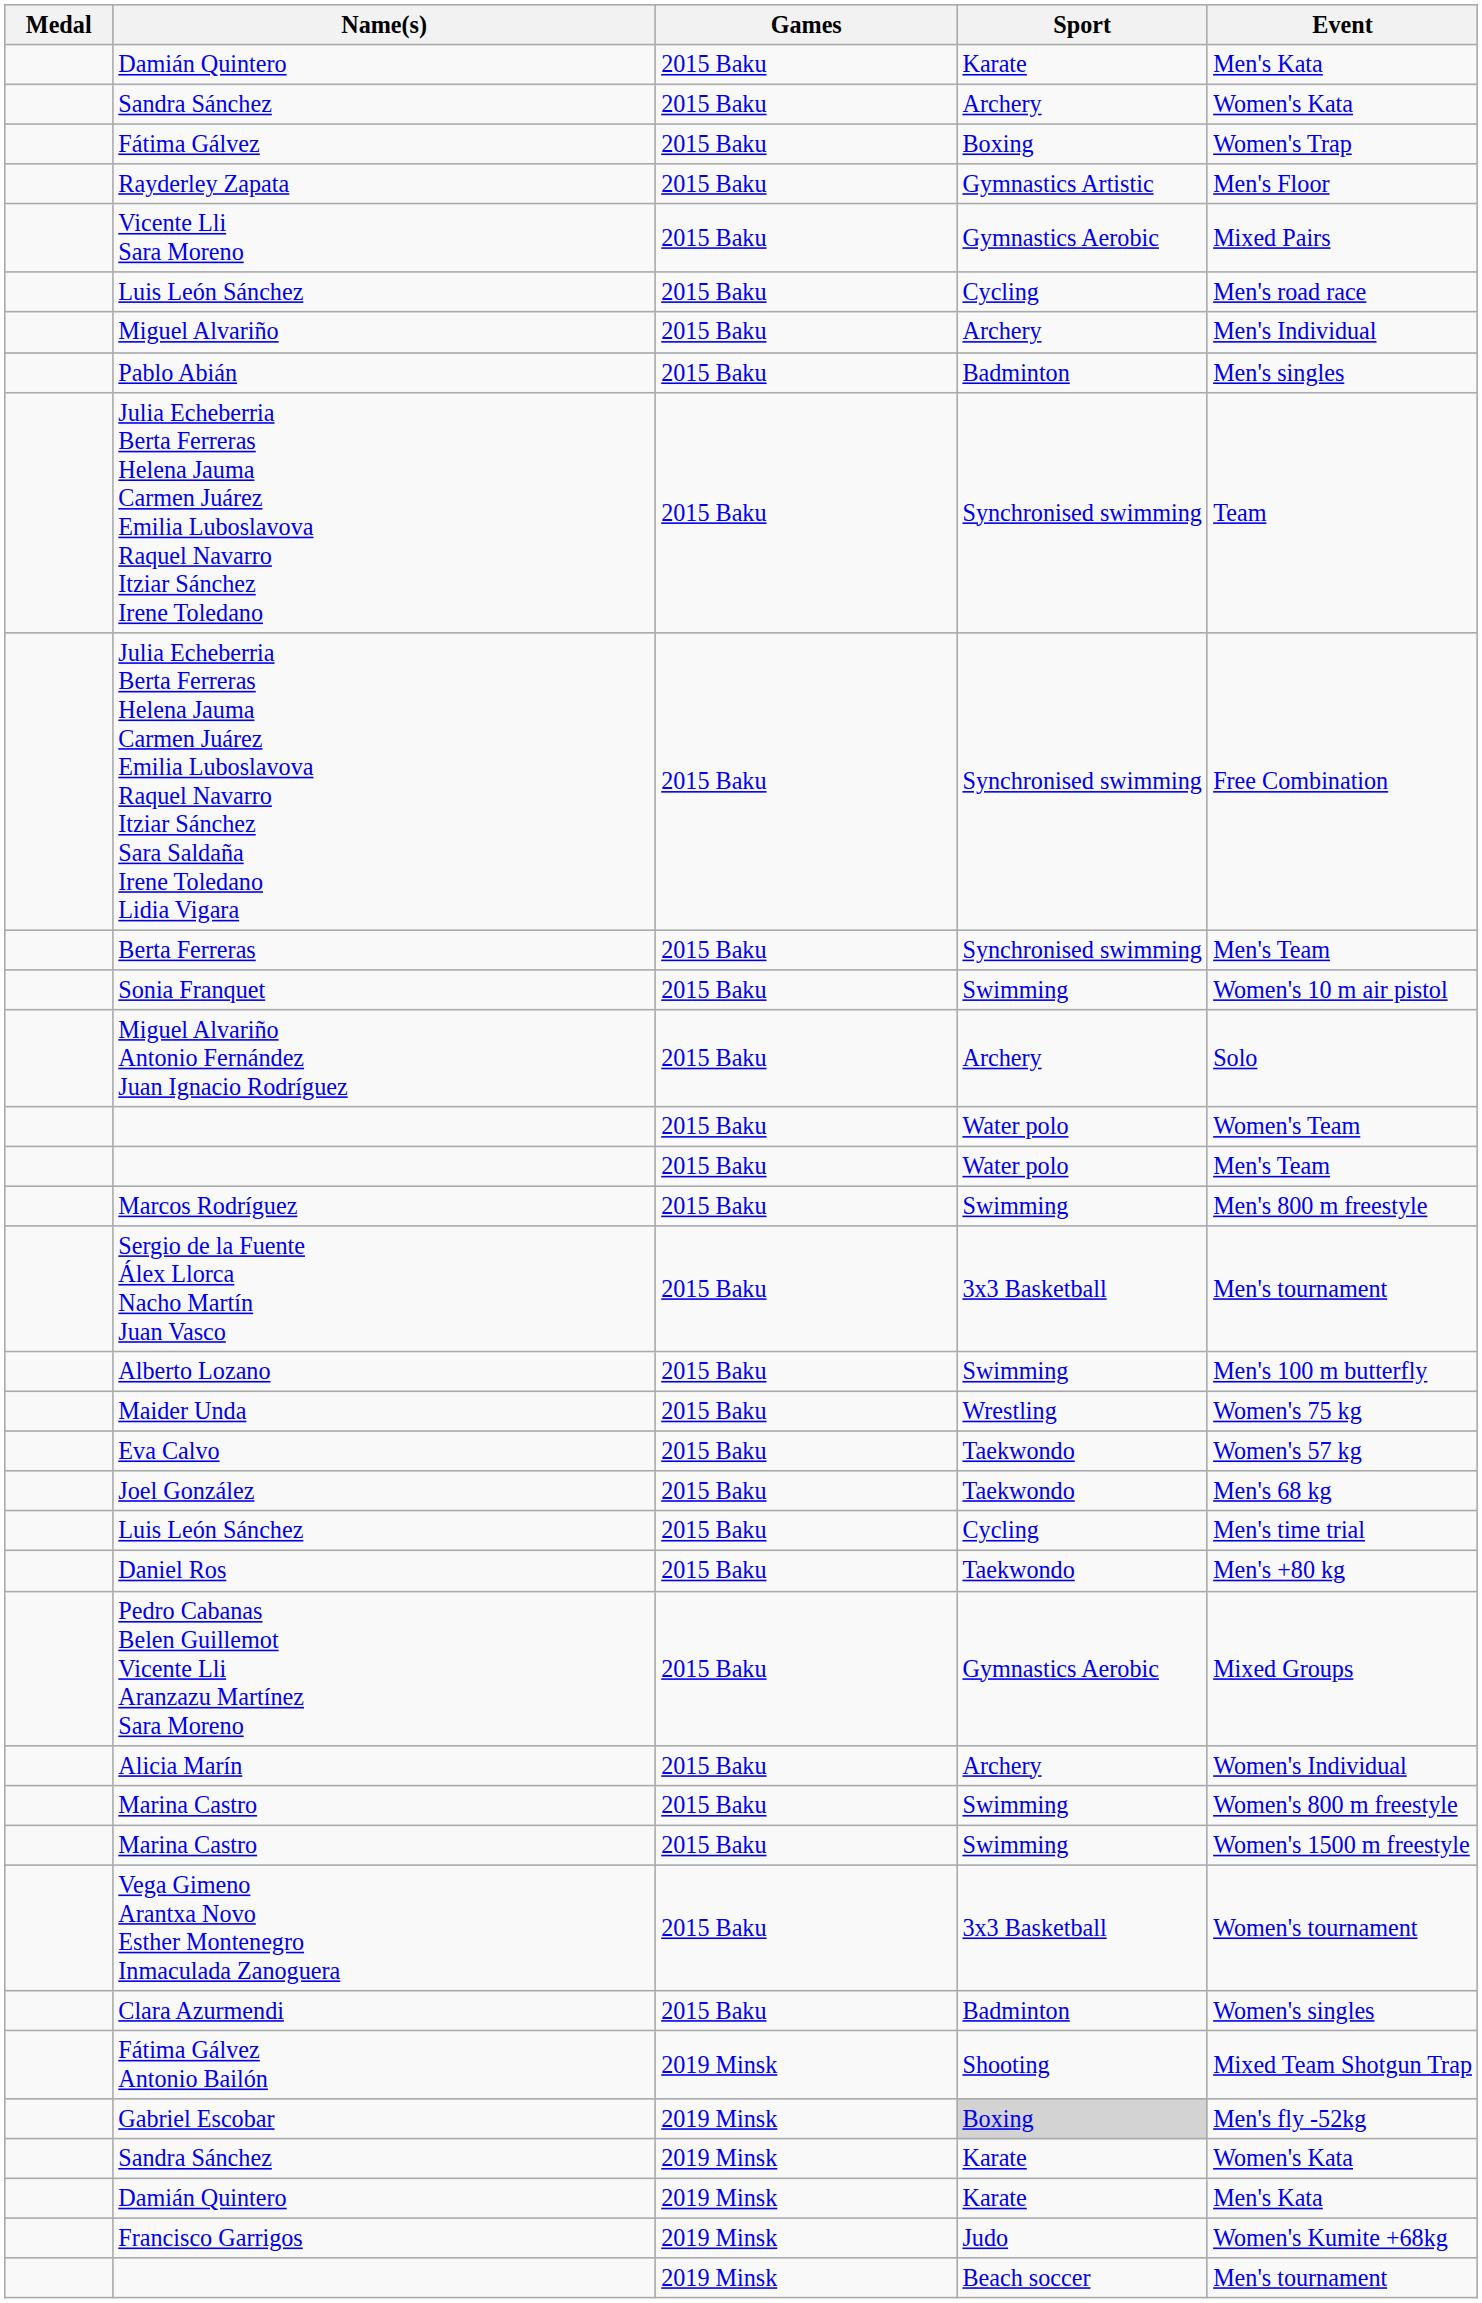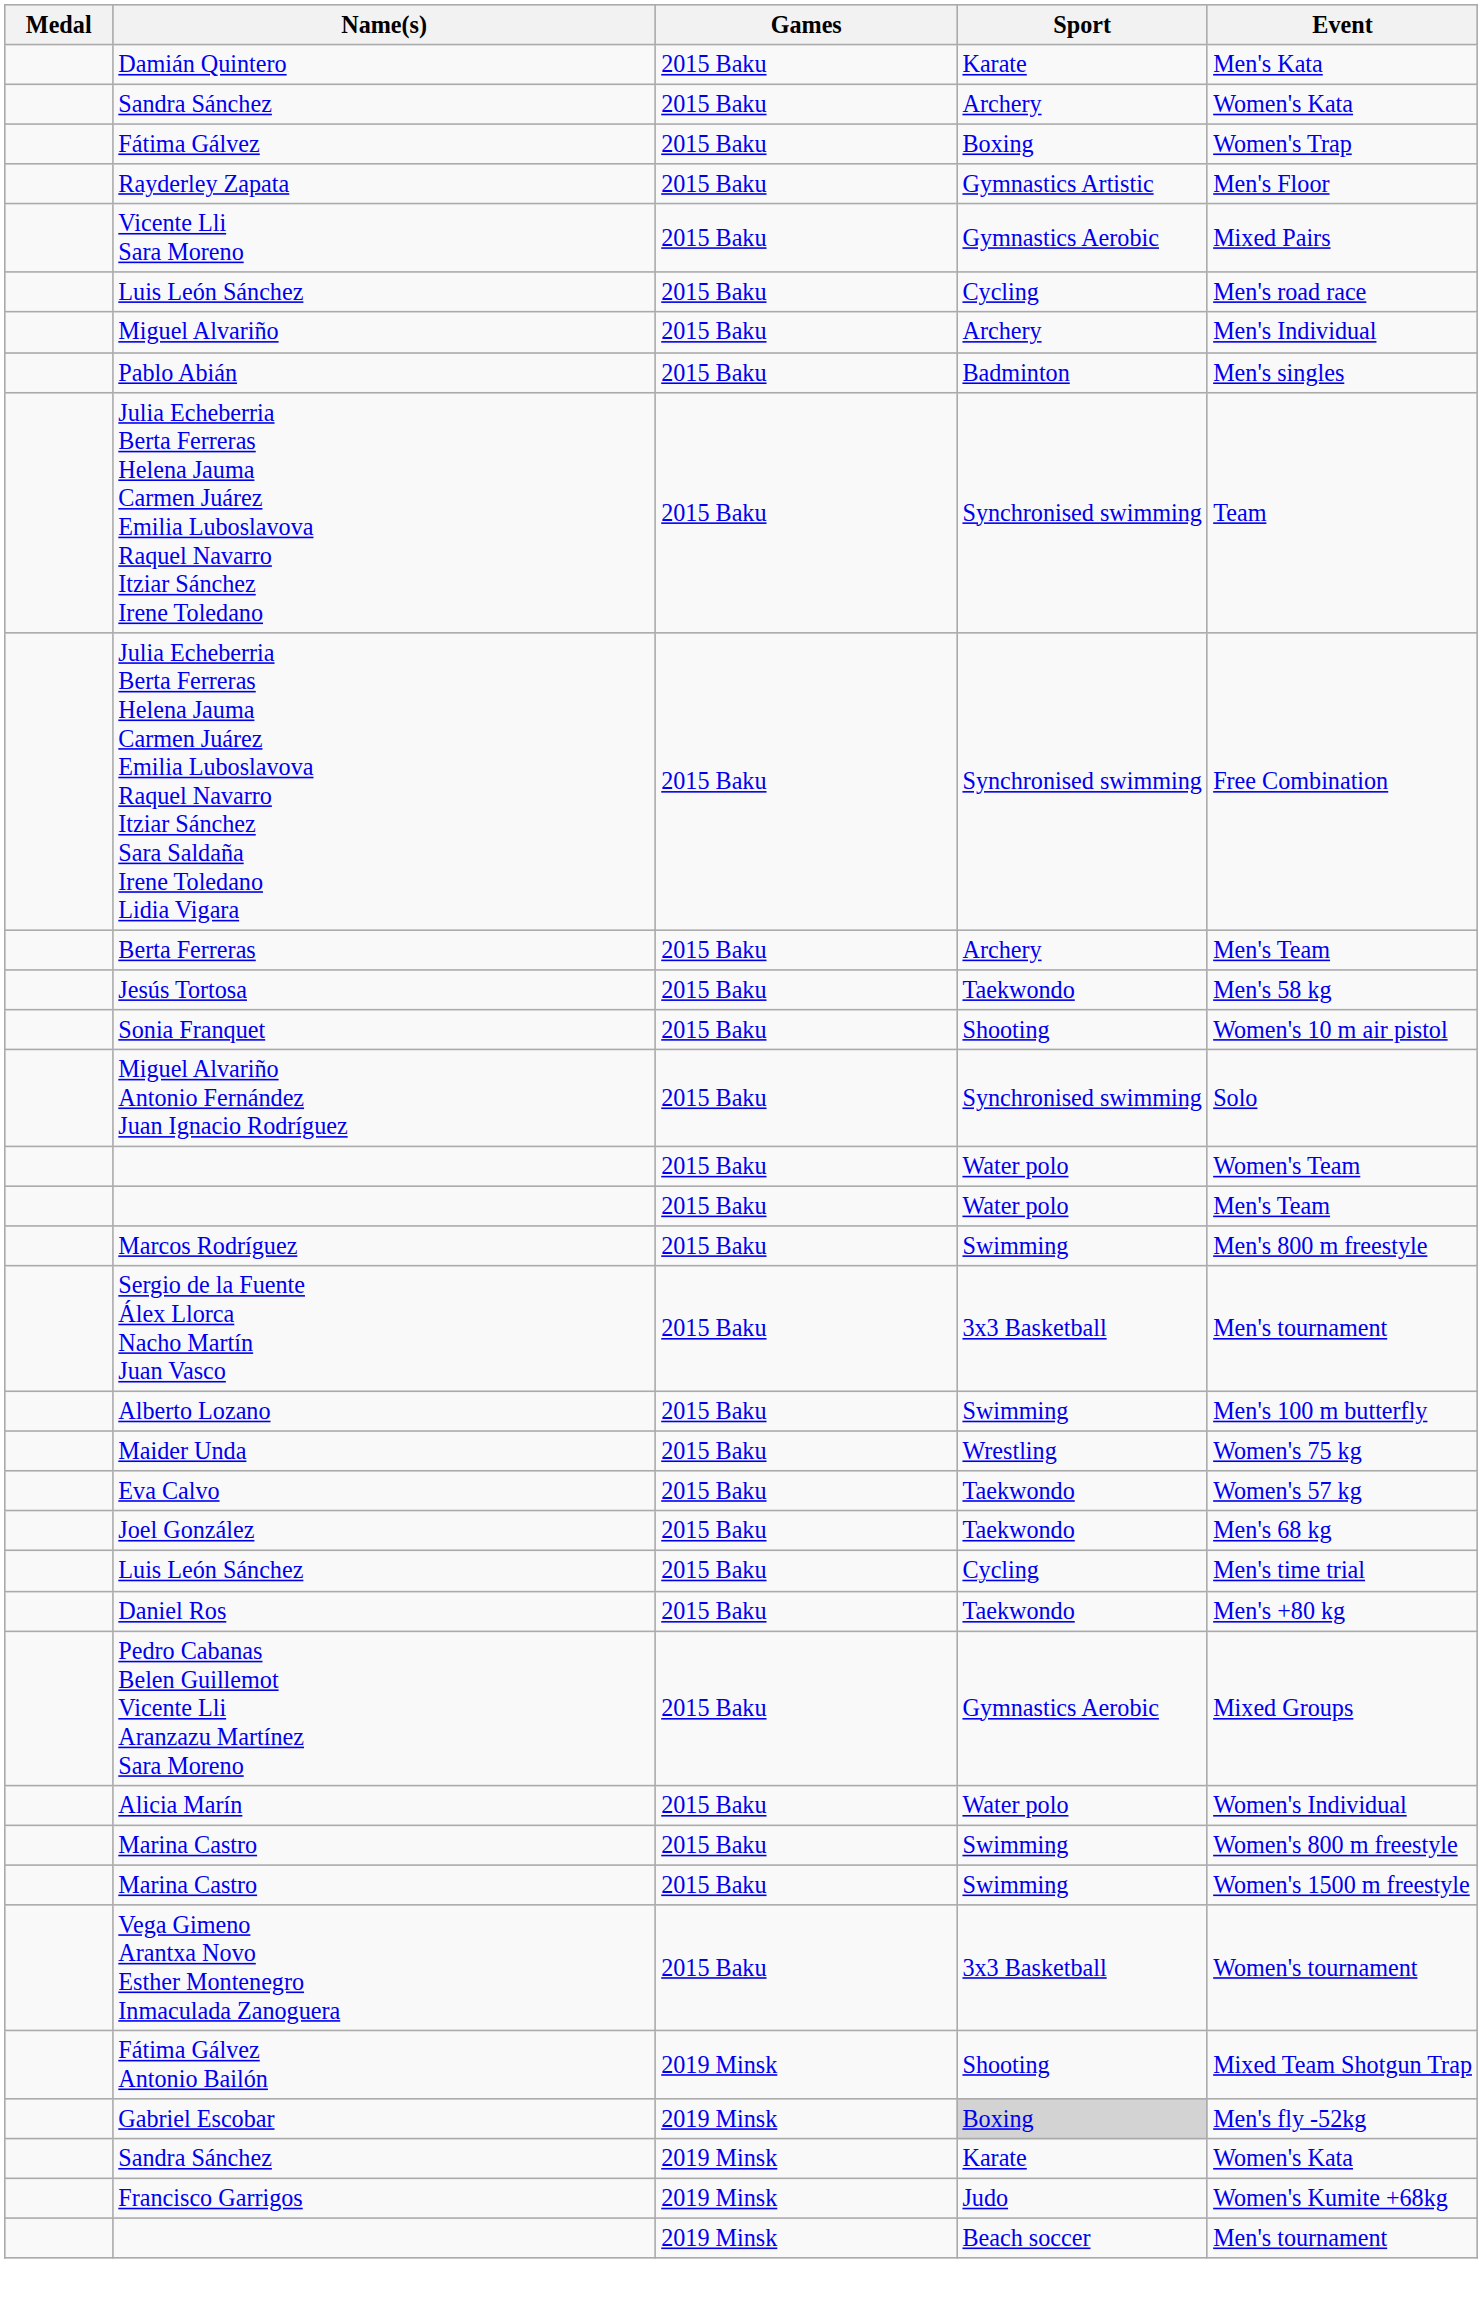(1082, 949) Synchronised swimming -> (1002, 949) Archery
+ row: (183, 989)
(1015, 989) Swimming -> (1006, 1029) Shooting
(1002, 1057) Archery -> (1082, 1097) Synchronised swimming
(1002, 1764) Archery -> (1015, 1804) Water polo
- row: (201, 2010)
- row: (202, 2198)
